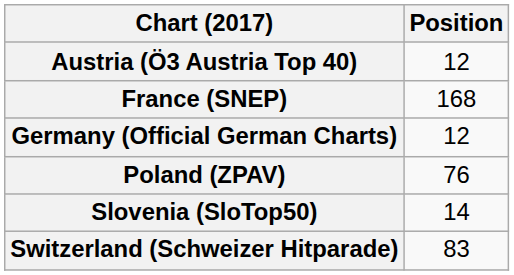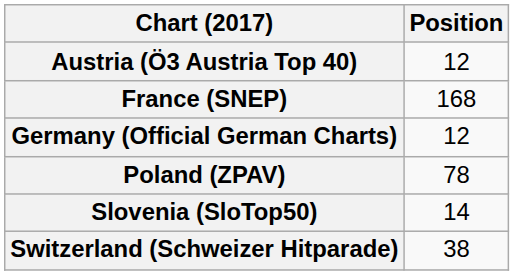(456, 174) 76 -> (456, 174) 78
(456, 250) 83 -> (456, 250) 38
